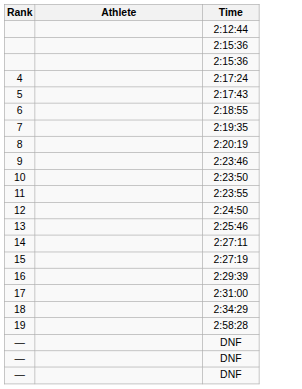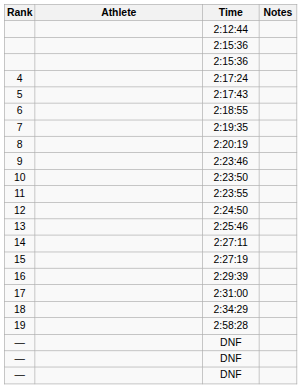+ column: (278, 12)
